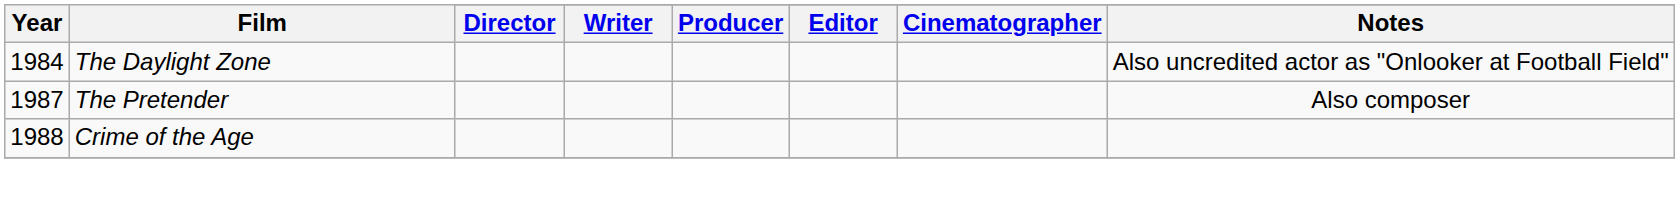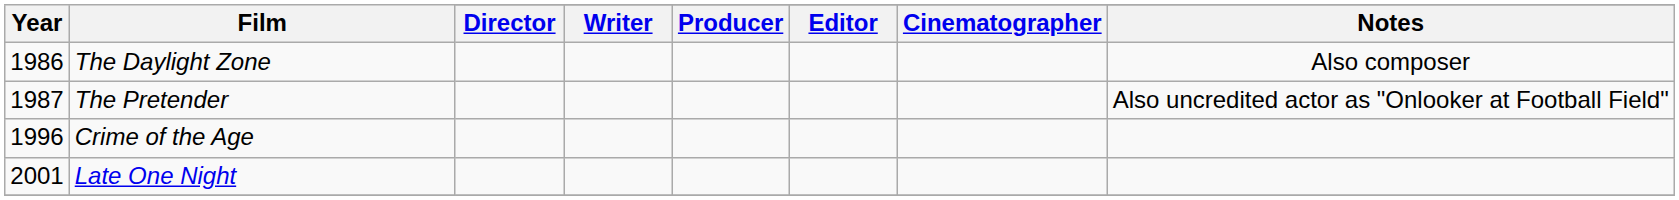(37, 61) 1984 -> (37, 61) 1986
(1391, 61) Also uncredited actor as "Onlooker at Football Field" -> (1391, 61) Also composer
(1391, 99) Also composer -> (1391, 99) Also uncredited actor as "Onlooker at Football Field"
(37, 137) 1988 -> (37, 137) 1996
+ row: (155, 175)
